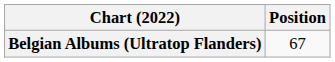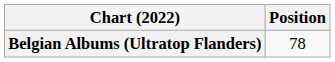(297, 43) 67 -> (297, 43) 78
